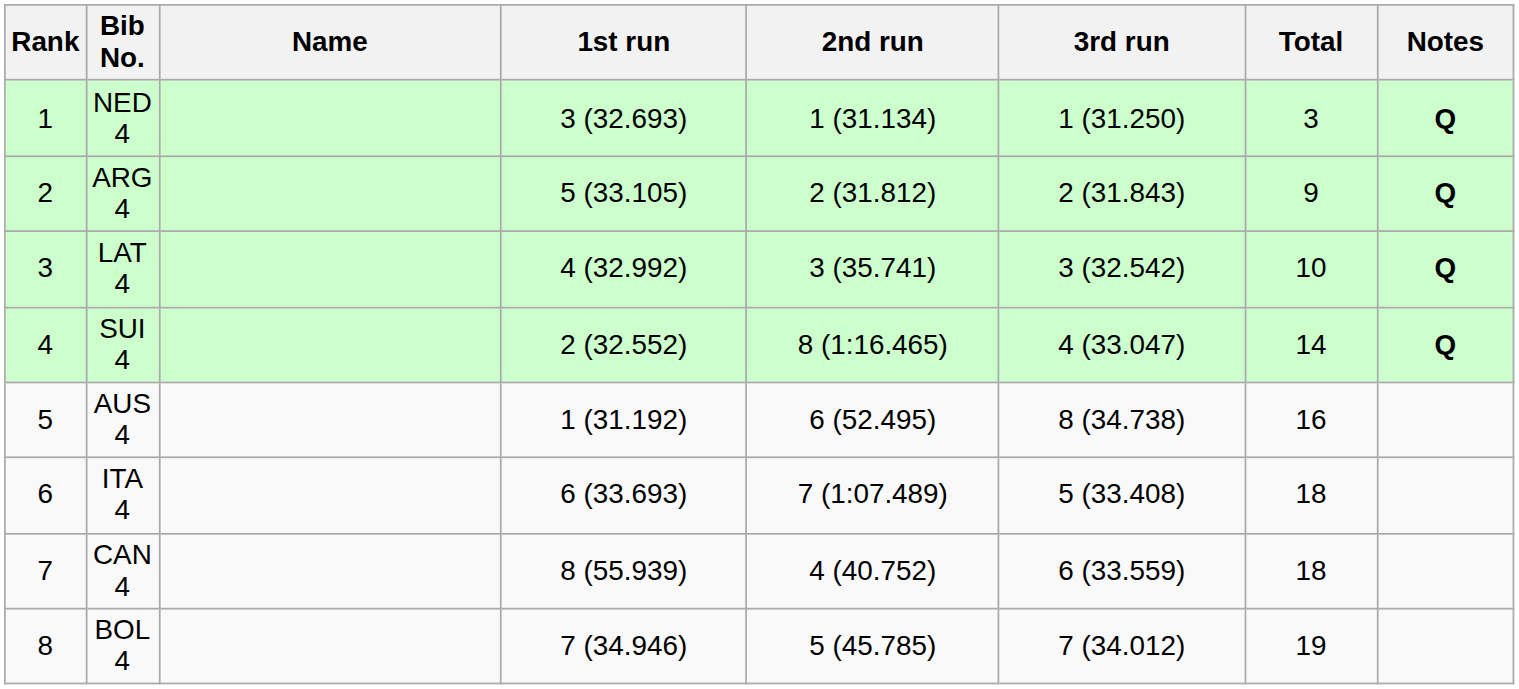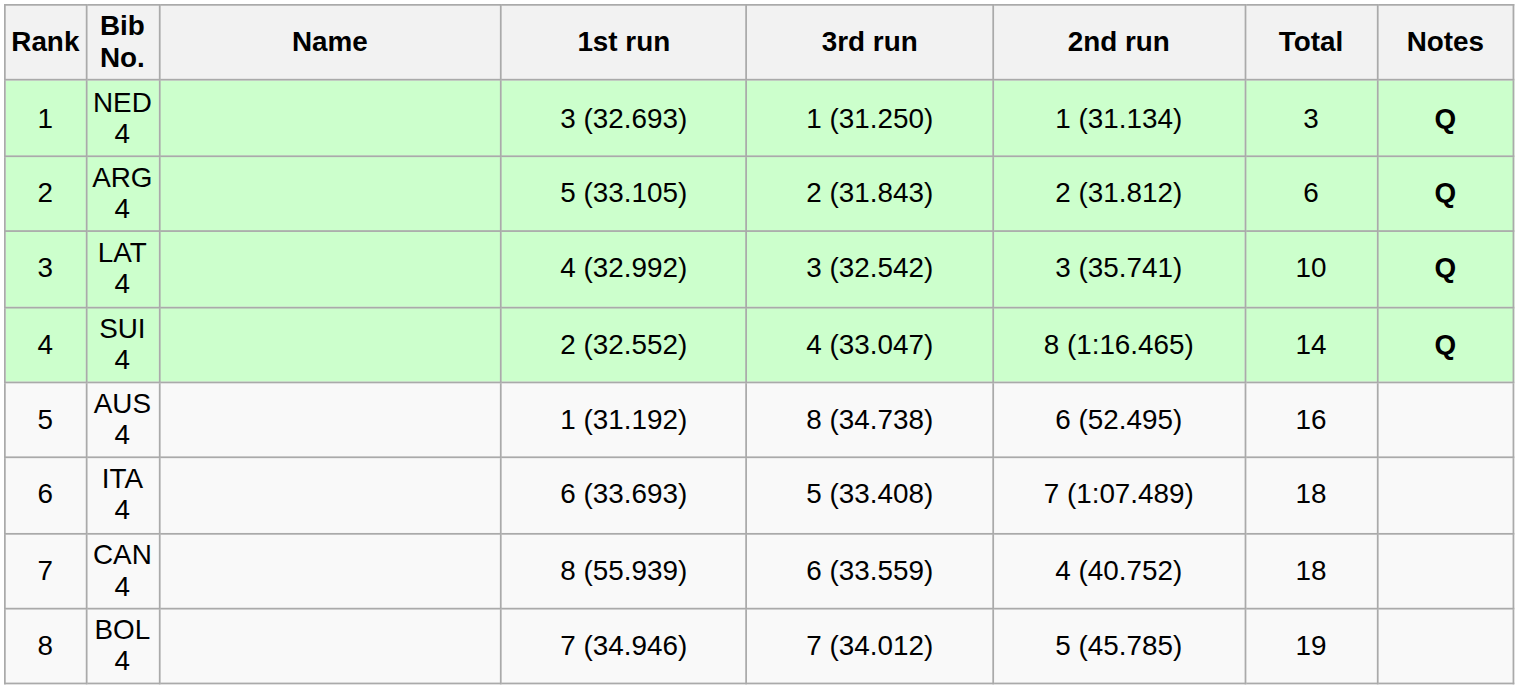columns swapped: (873, 42) <-> (1122, 42)
(1311, 193) 9 -> (1311, 193) 6
